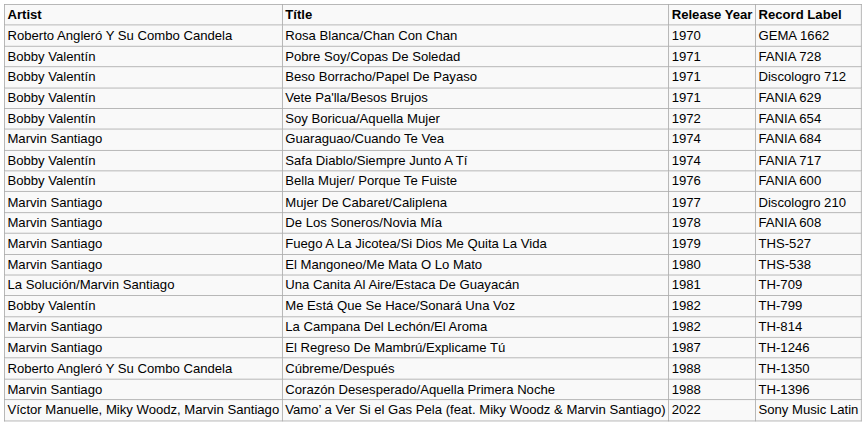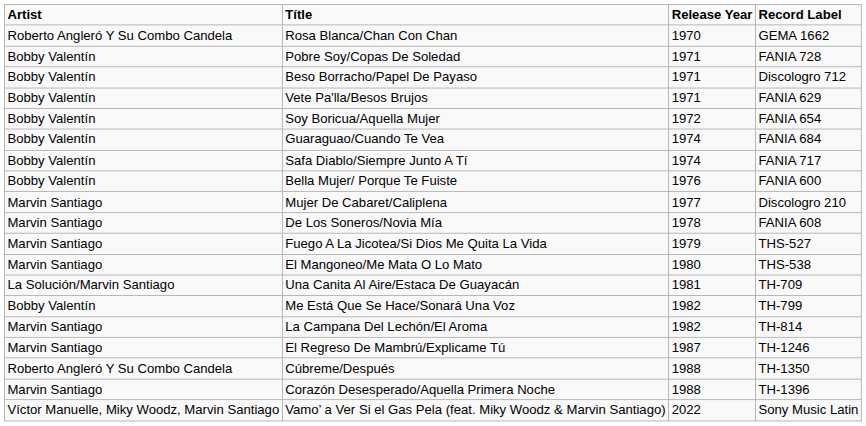(55, 139) Marvin Santiago -> (51, 139) Bobby Valentín
